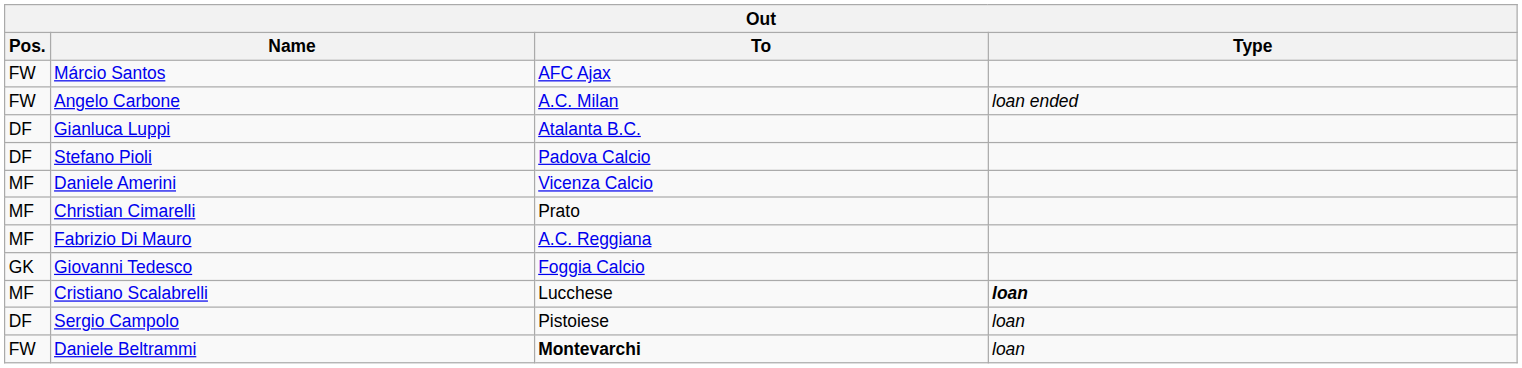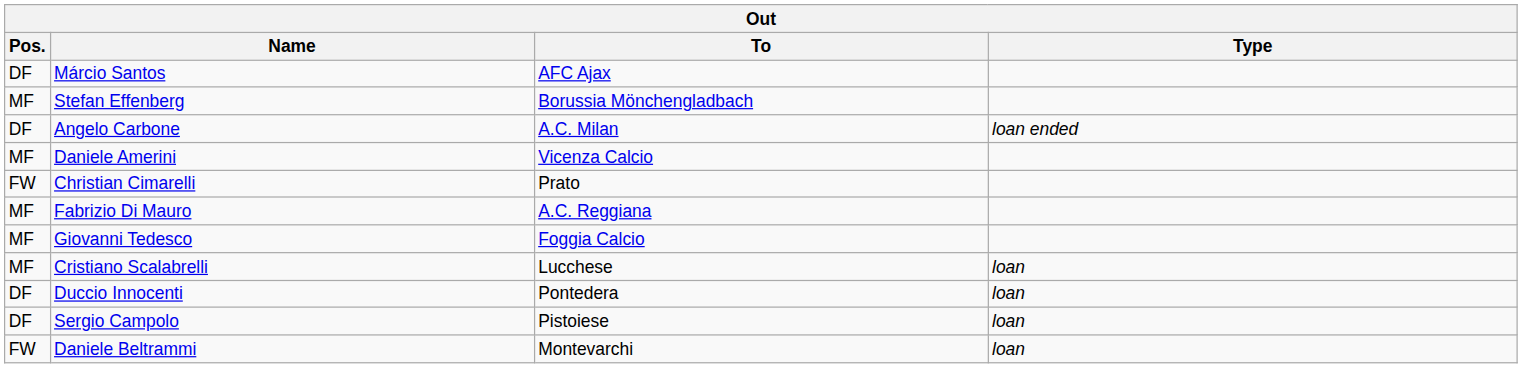(22, 74) FW -> (20, 74) DF
+ row: (119, 101)
(22, 101) FW -> (20, 129) DF
- row: (112, 129)
- row: (103, 156)
(21, 211) MF -> (22, 184) FW
(21, 267) GK -> (21, 239) MF
(1010, 294) bold -> (1009, 267) normal
+ row: (118, 294)
(589, 349) bold -> (586, 349) normal
